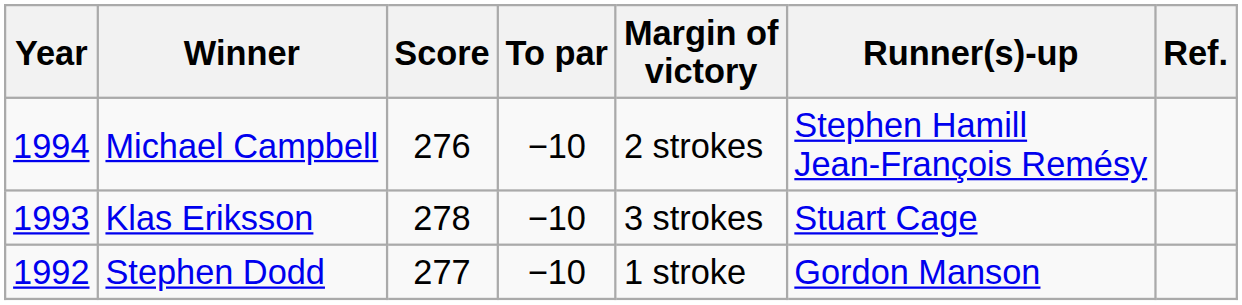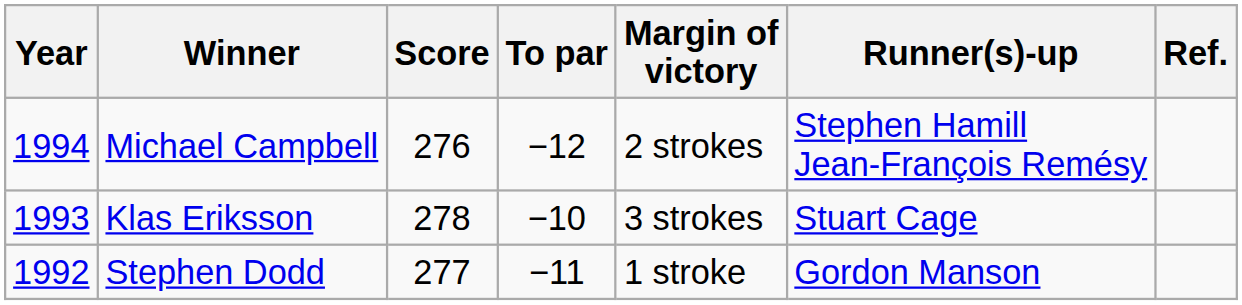(557, 145) −10 -> (557, 145) −12
(557, 272) −10 -> (557, 272) −11
